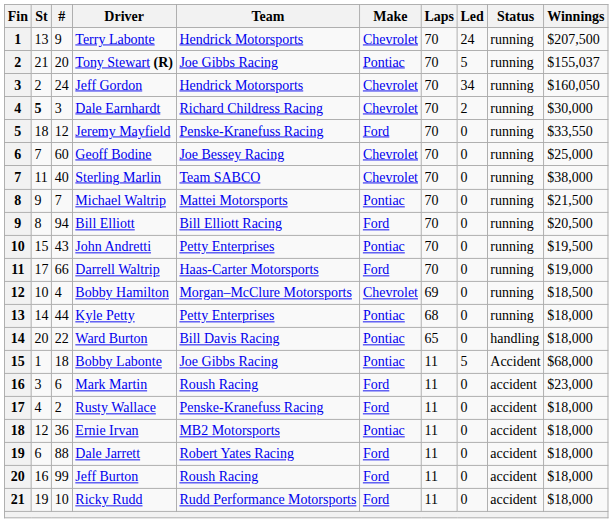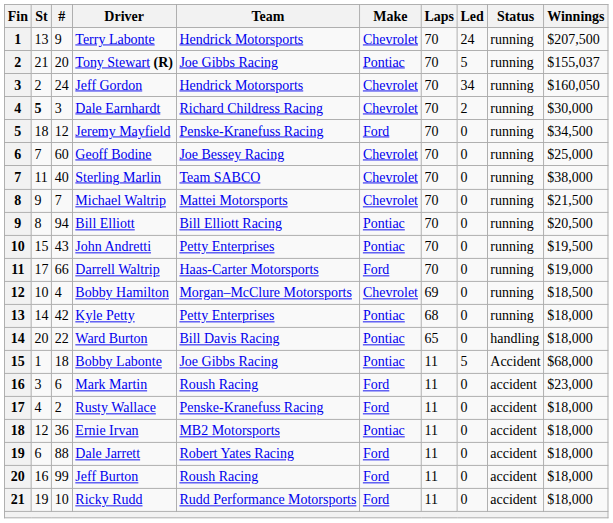(570, 131) $33,550 -> (570, 131) $34,500
(384, 200) Pontiac -> (390, 200) Chevrolet
(376, 223) Ford -> (384, 223) Pontiac
(62, 315) 44 -> (62, 315) 42
